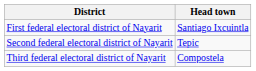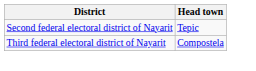- row: (84, 27)
